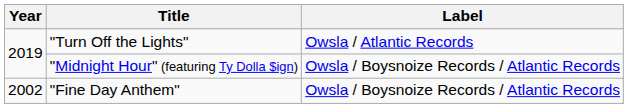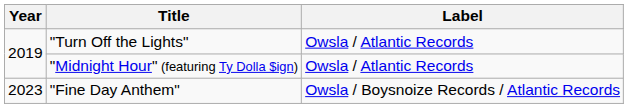(463, 66) Owsla / Boysnoize Records / Atlantic Records -> (389, 66) Owsla / Atlantic Records
(25, 90) 2002 -> (25, 90) 2023
